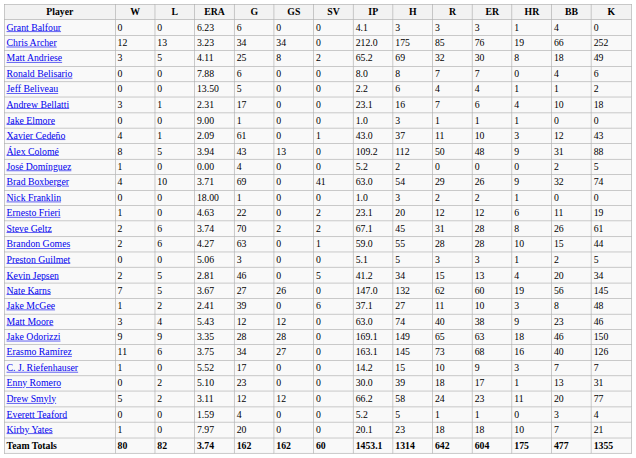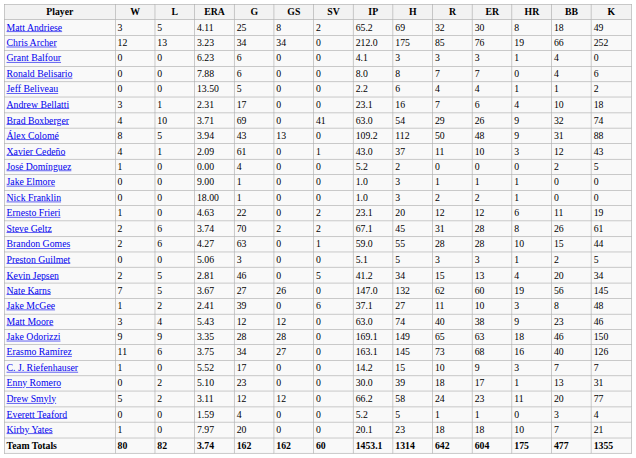rows swapped: (34, 58) <-> (34, 27)
rows swapped: (38, 182) <-> (31, 120)
rows swapped: (36, 136) <-> (33, 151)
